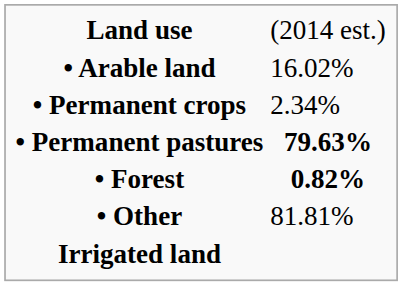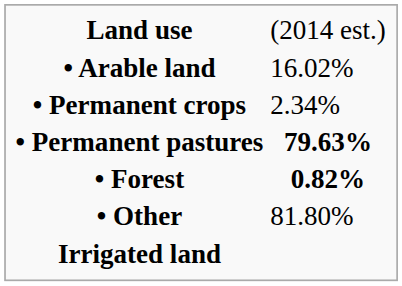(312, 216) 81.81% -> (312, 216) 81.80%
